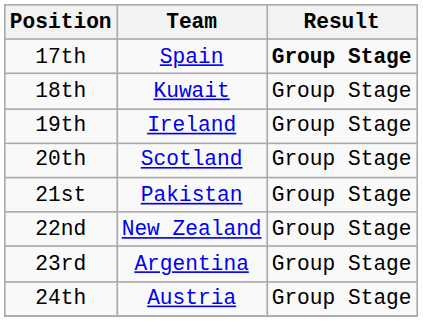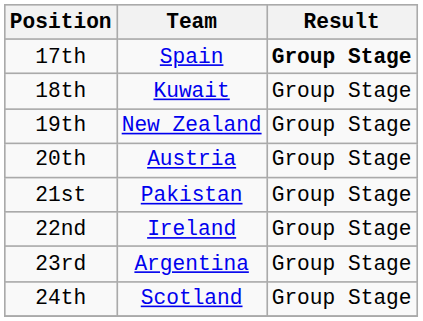(192, 126) Ireland -> (192, 126) New Zealand
(192, 160) Scotland -> (192, 160) Austria
(192, 229) New Zealand -> (192, 229) Ireland
(192, 298) Austria -> (192, 298) Scotland
